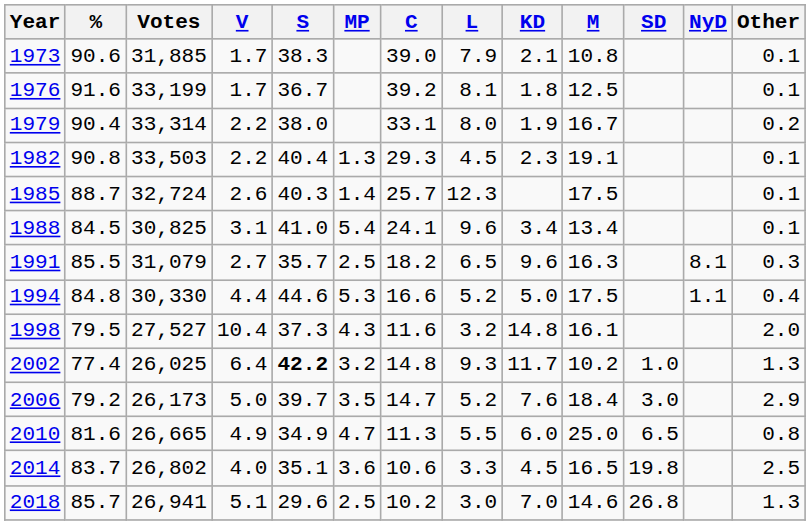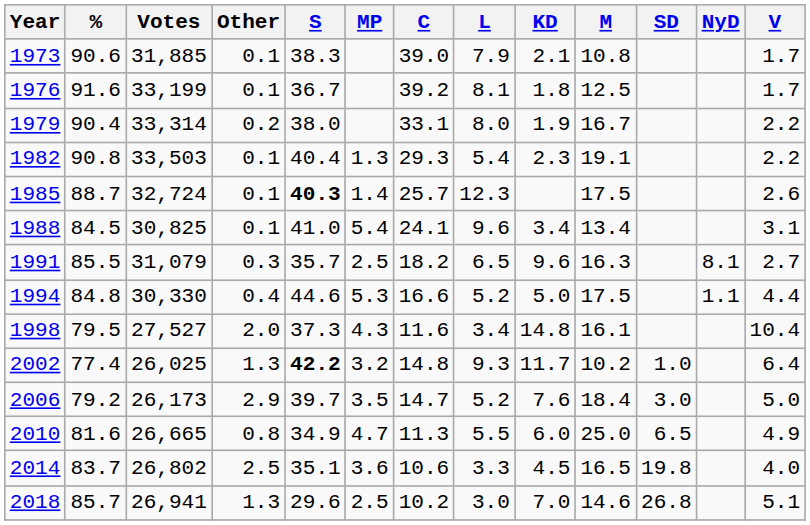columns swapped: (242, 22) <-> (769, 22)
(478, 159) 4.5 -> (491, 159) 5.4
(303, 194) normal -> (315, 194) bold
(478, 331) 3.2 -> (491, 331) 3.4
